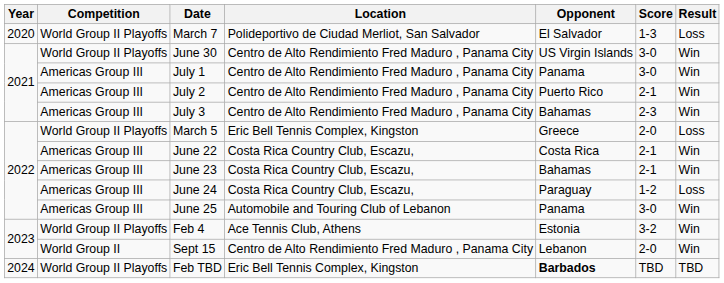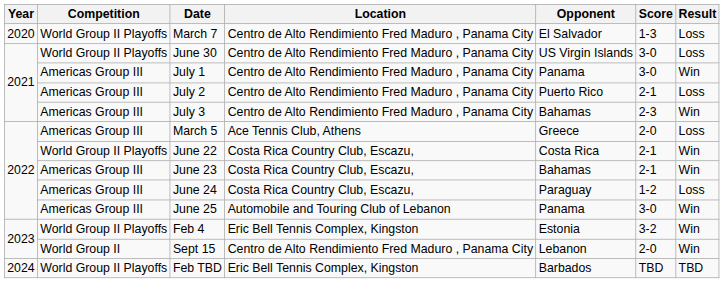(354, 33) Polideportivo de Ciudad Merliot, San Salvador -> (380, 33) Centro de Alto Rendimiento Fred Maduro , Panama City
(689, 53) Win -> (692, 53) Loss
(689, 92) Win -> (692, 92) Loss
(104, 131) World Group II Playoffs -> (92, 131) Americas Group III
(323, 131) Eric Bell Tennis Complex, Kingston -> (294, 131) Ace Tennis Club, Athens
(92, 151) Americas Group III -> (104, 151) World Group II Playoffs
(294, 229) Ace Tennis Club, Athens -> (323, 229) Eric Bell Tennis Complex, Kingston
(567, 268) bold -> (565, 268) normal
